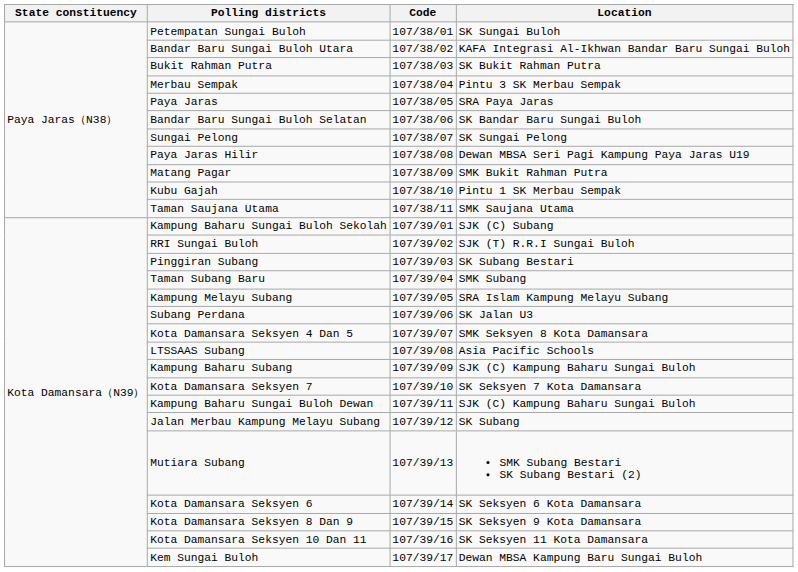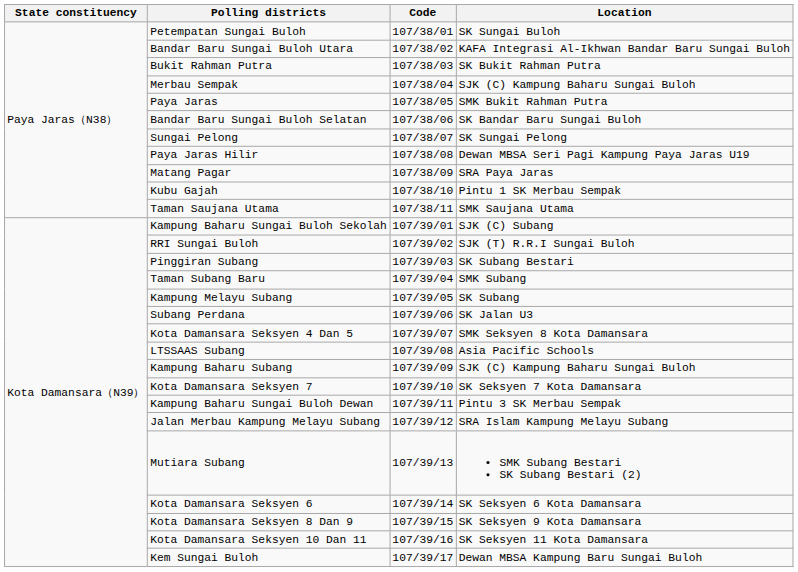(540, 84) Pintu 3 SK Merbau Sempak -> (577, 84) SJK (C) Kampung Baharu Sungai Buloh
(506, 102) SRA Paya Jaras -> (533, 102) SMK Bukit Rahman Putra
(533, 173) SMK Bukit Rahman Putra -> (506, 173) SRA Paya Jaras
(564, 298) SRA Islam Kampung Melayu Subang -> (489, 298) SK Subang
(577, 404) SJK (C) Kampung Baharu Sungai Buloh -> (540, 404) Pintu 3 SK Merbau Sempak
(489, 422) SK Subang -> (564, 422) SRA Islam Kampung Melayu Subang
